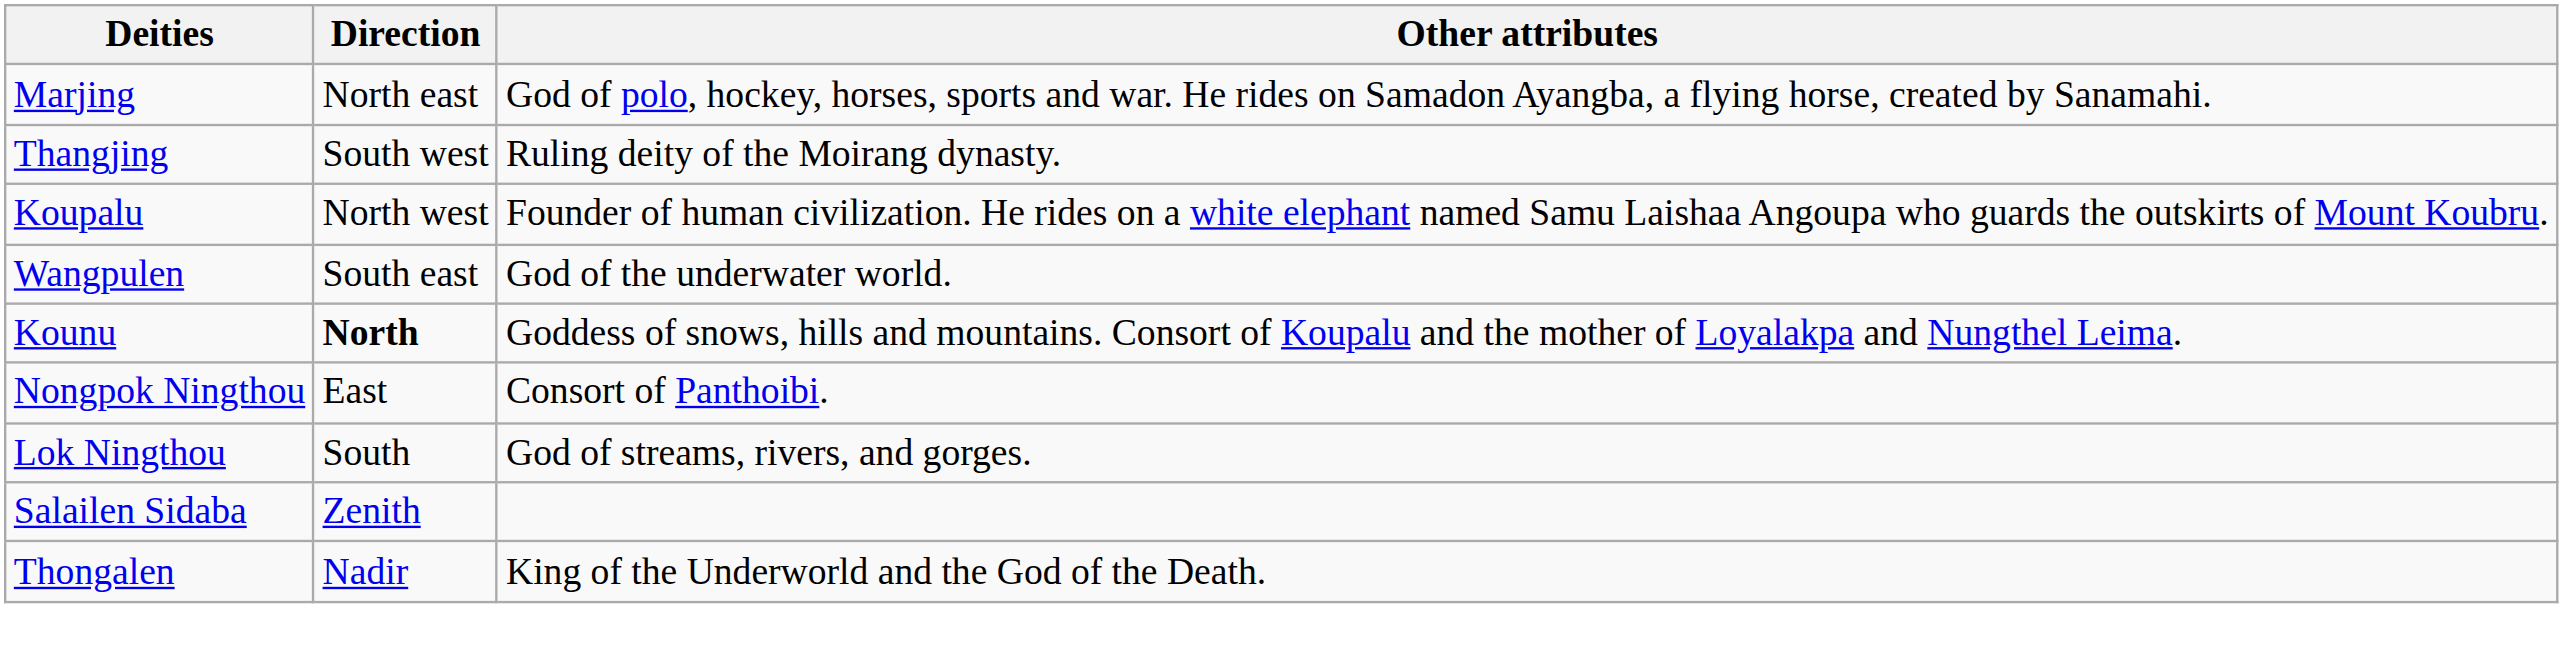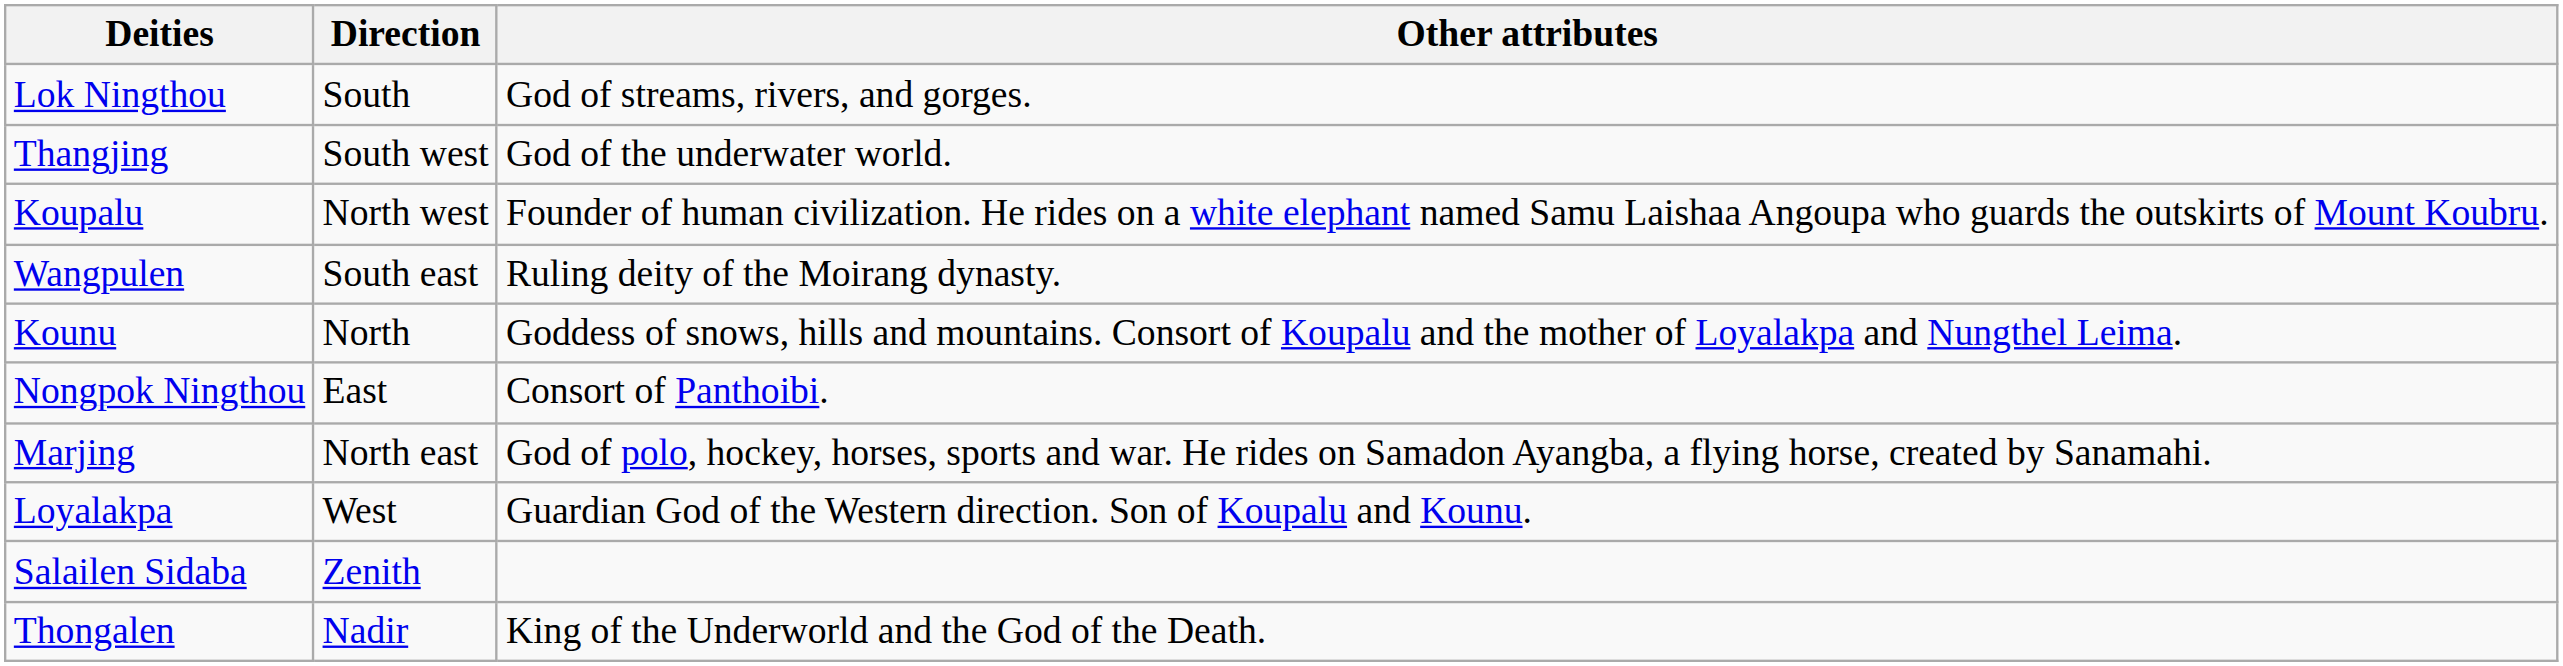rows swapped: (74, 93) <-> (120, 451)
(784, 153) Ruling deity of the Moirang dynasty. -> (729, 153) God of the underwater world.
(729, 272) God of the underwater world. -> (784, 272) Ruling deity of the Moirang dynasty.
(371, 332) bold -> (366, 332) normal
+ row: (93, 511)
